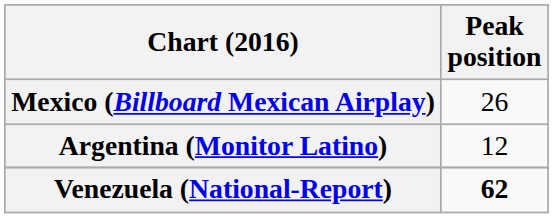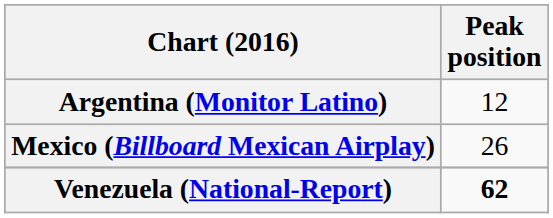rows swapped: (223, 145) <-> (223, 101)
